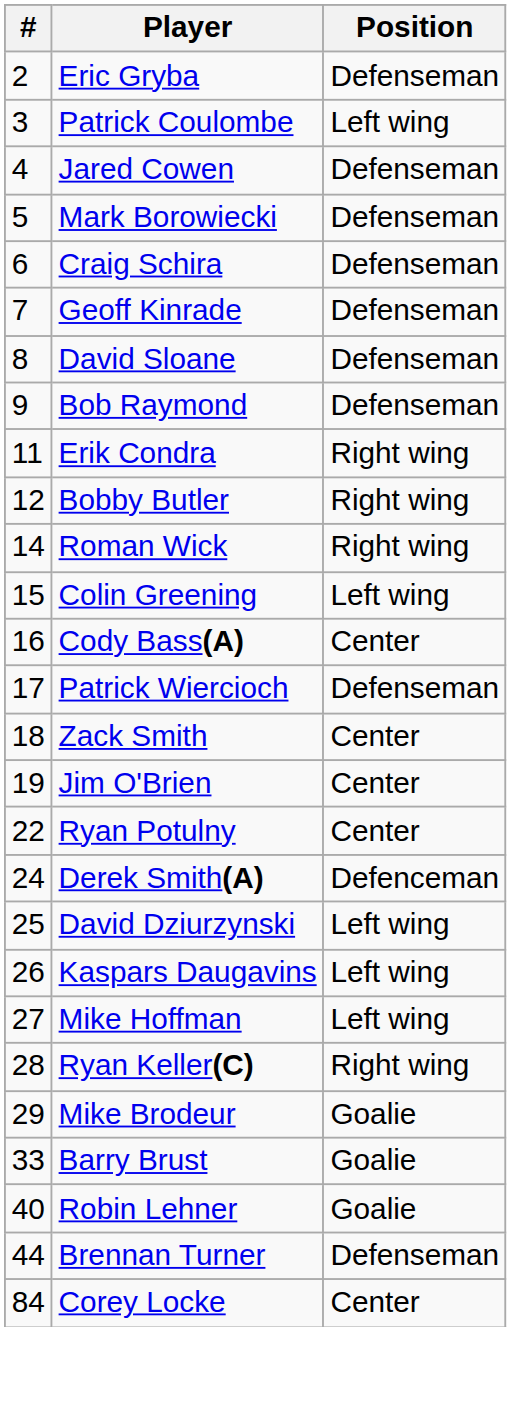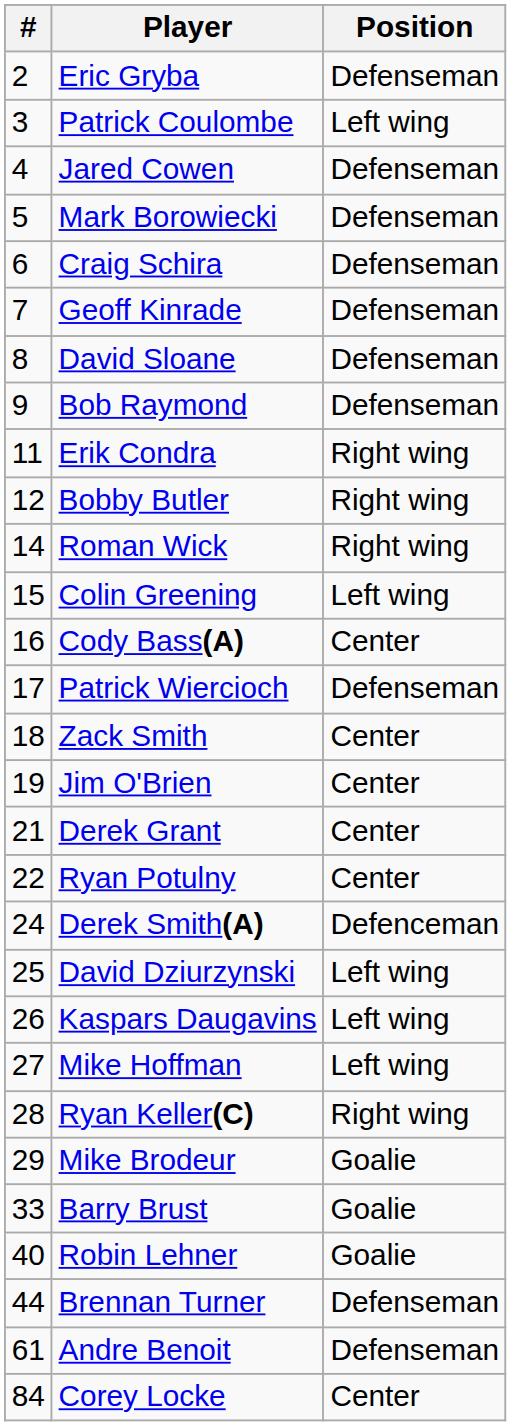+ row: (140, 830)
+ row: (145, 1349)
